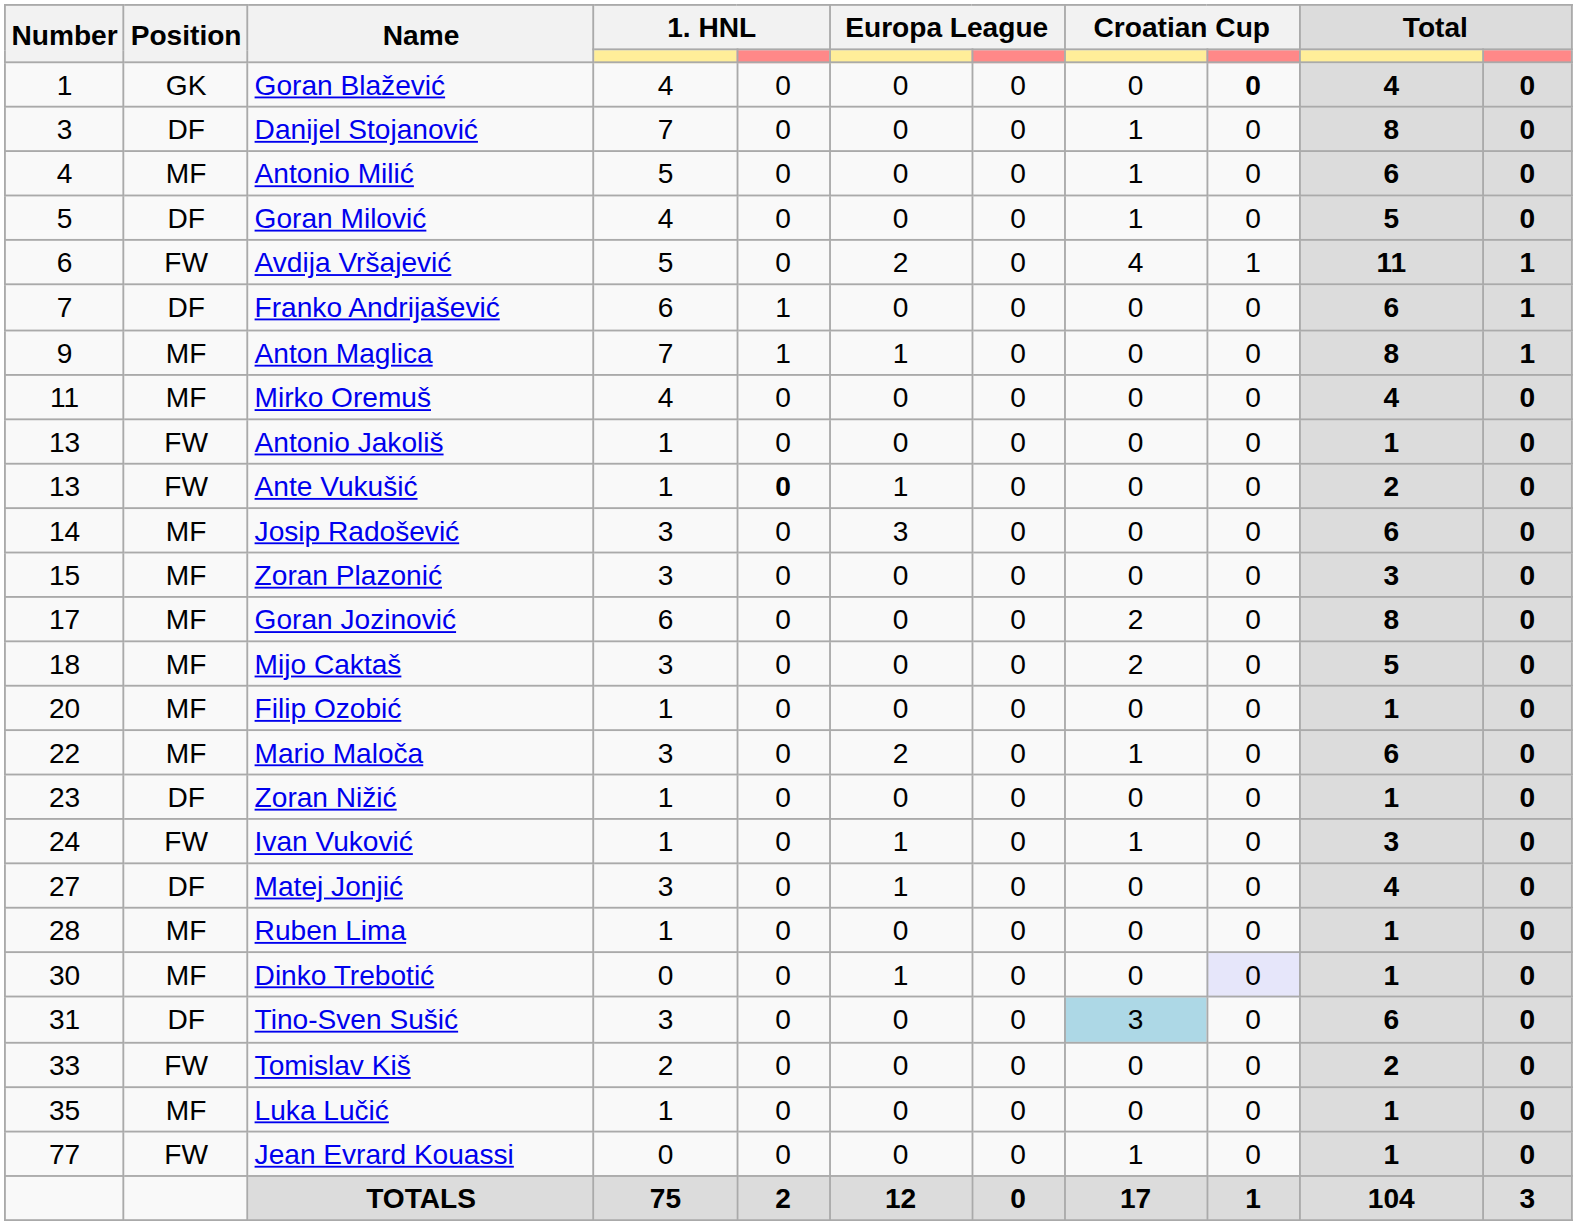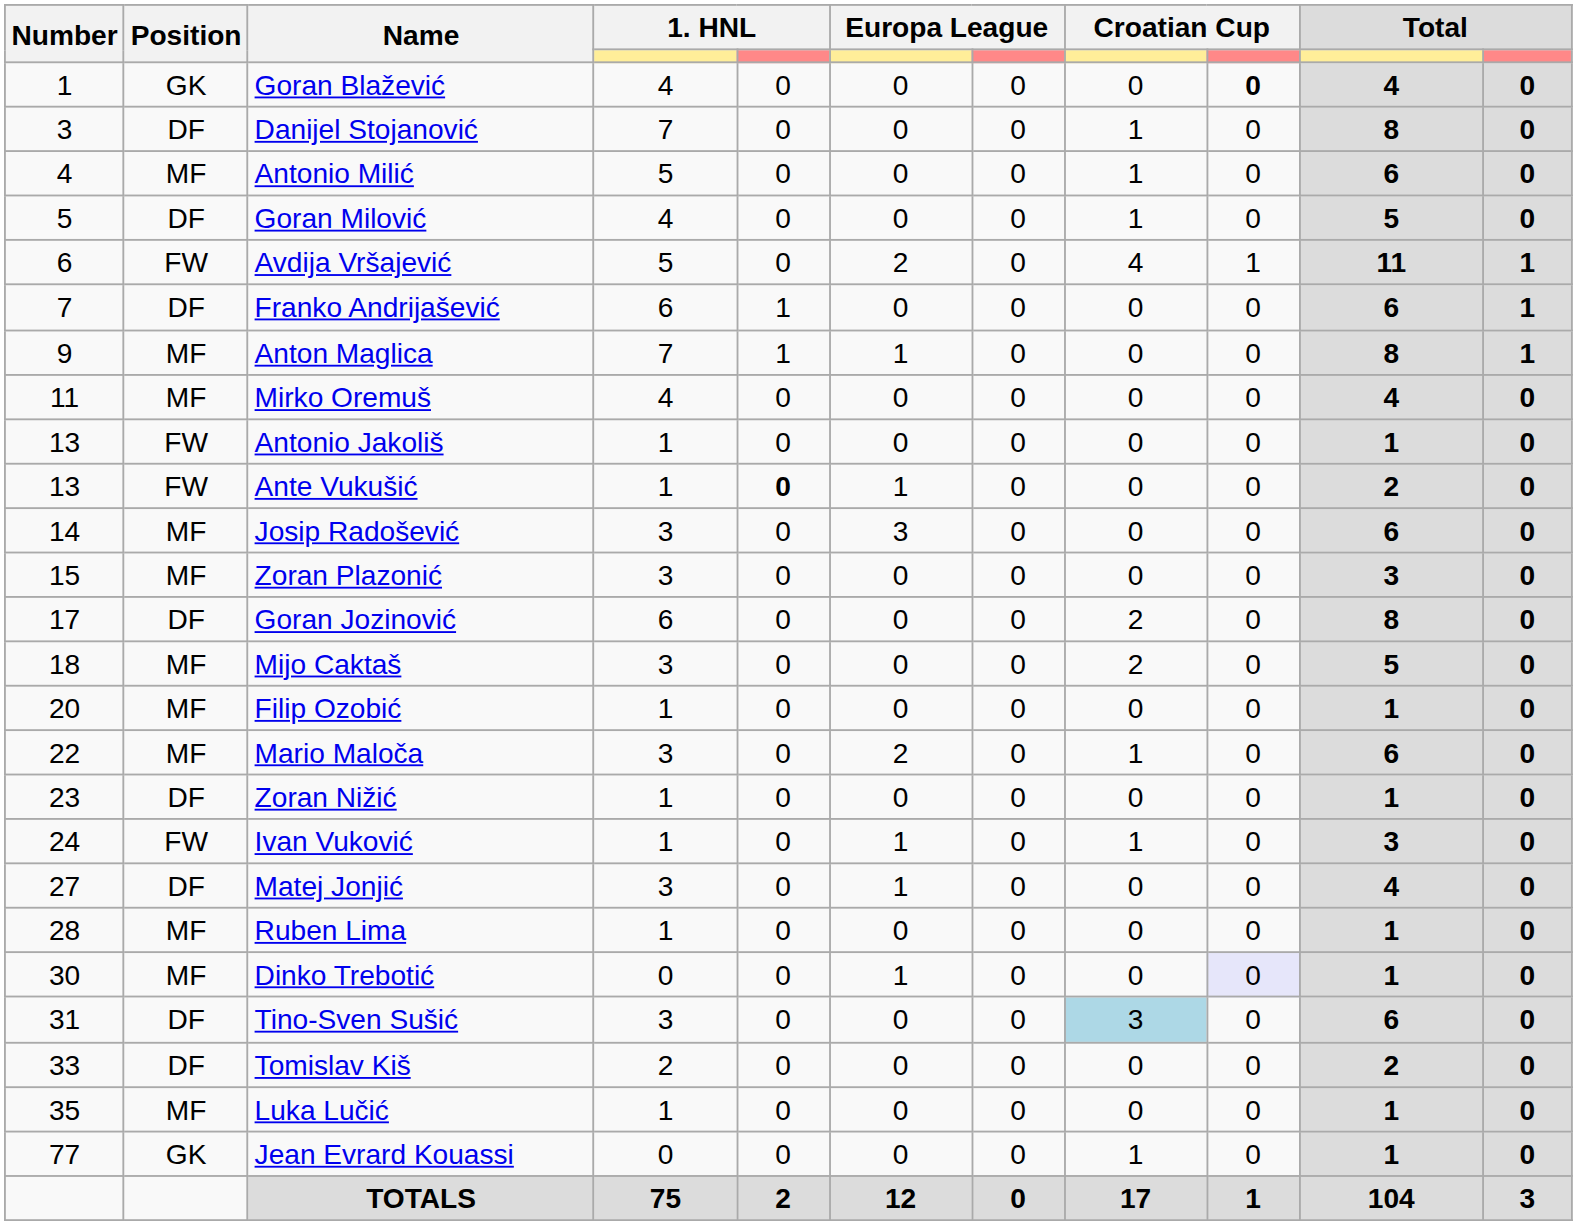(186, 619) MF -> (186, 619) DF
(186, 1064) FW -> (186, 1064) DF
(186, 1153) FW -> (186, 1153) GK
